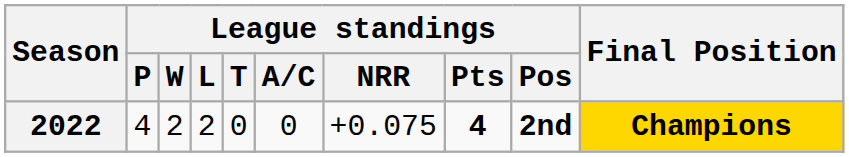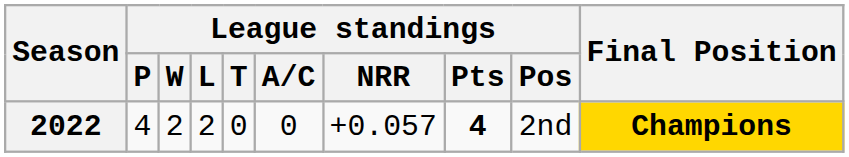(383, 126) +0.075 -> (383, 126) +0.057
(546, 126) bold -> (546, 126) normal
